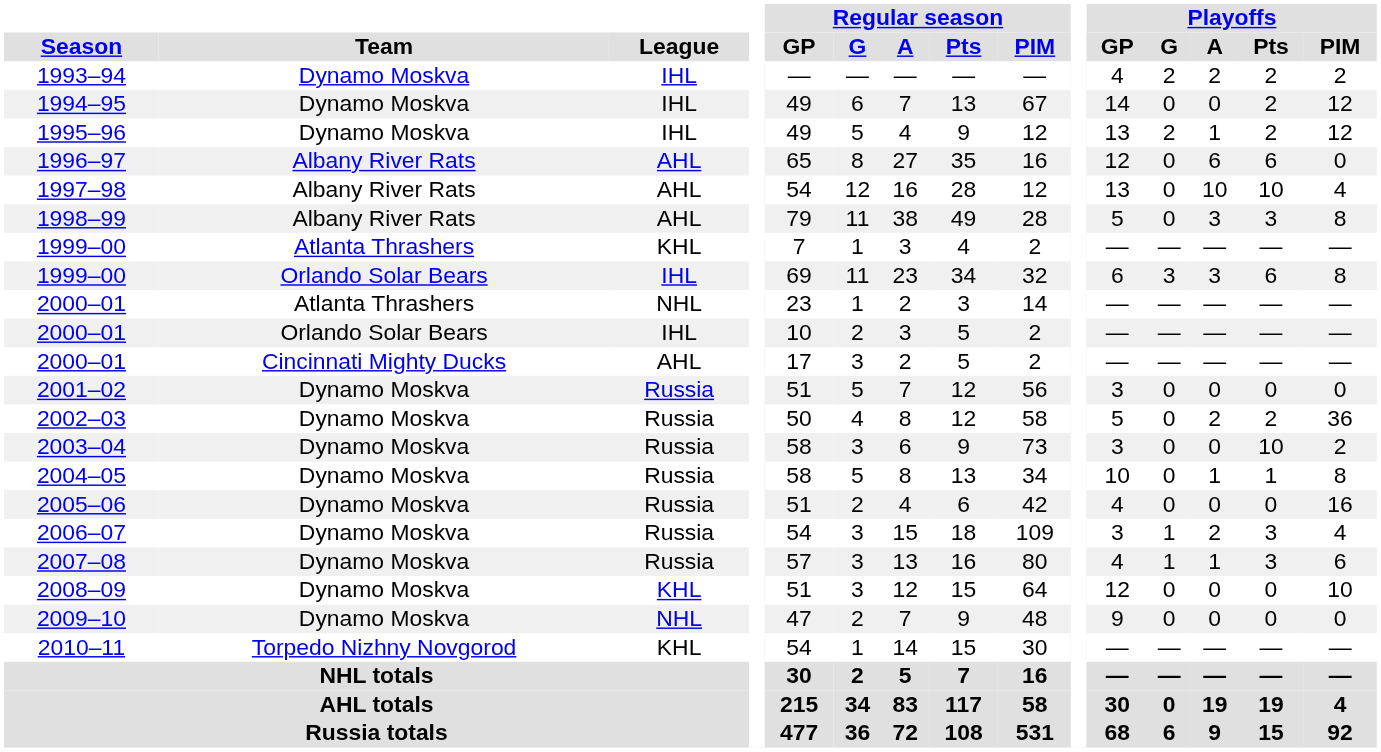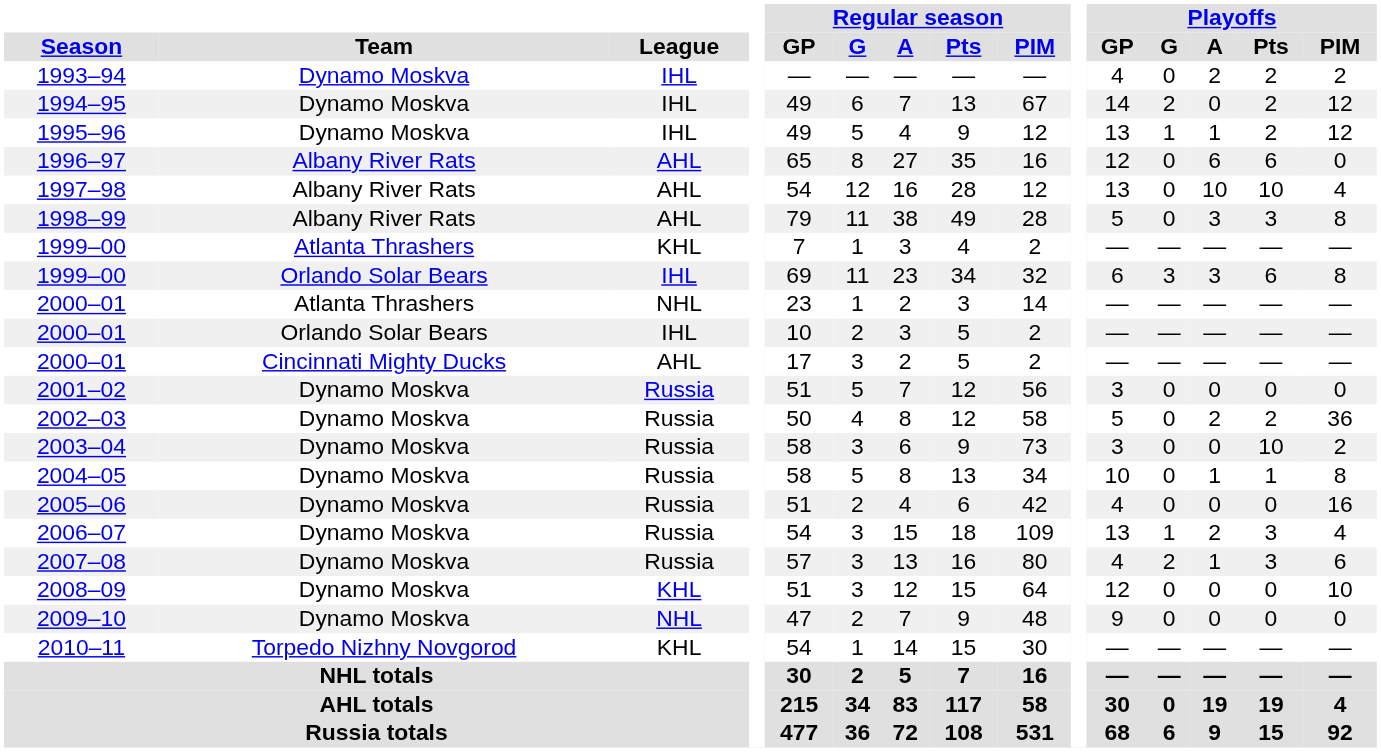(1169, 75) 2 -> (1169, 75) 0
(1169, 103) 0 -> (1169, 103) 2
(1169, 132) 2 -> (1169, 132) 1
(1117, 532) 3 -> (1117, 532) 13
(1169, 561) 1 -> (1169, 561) 2
